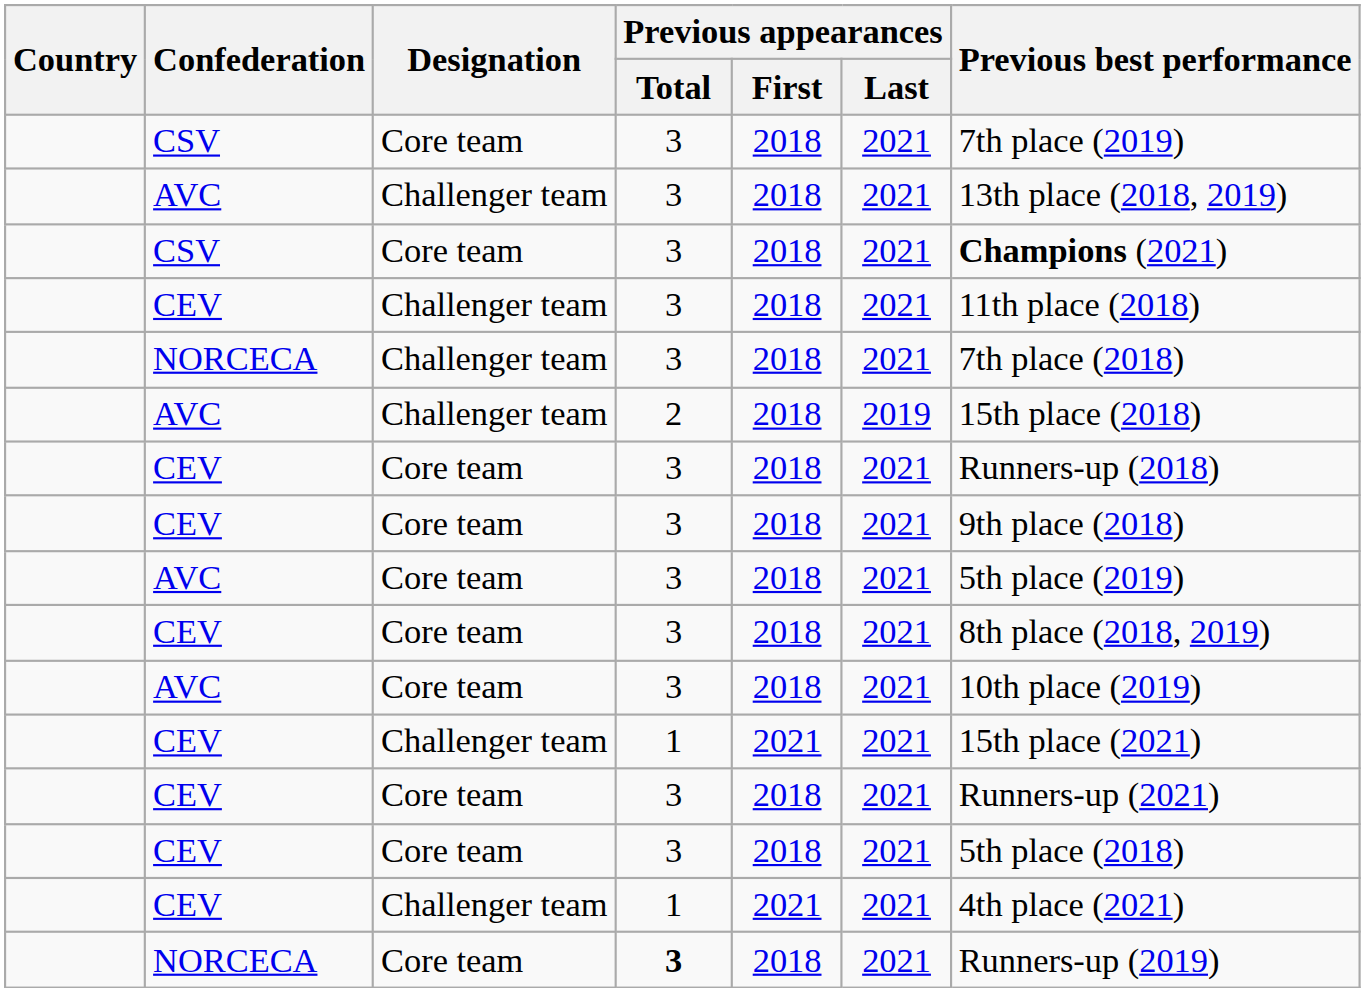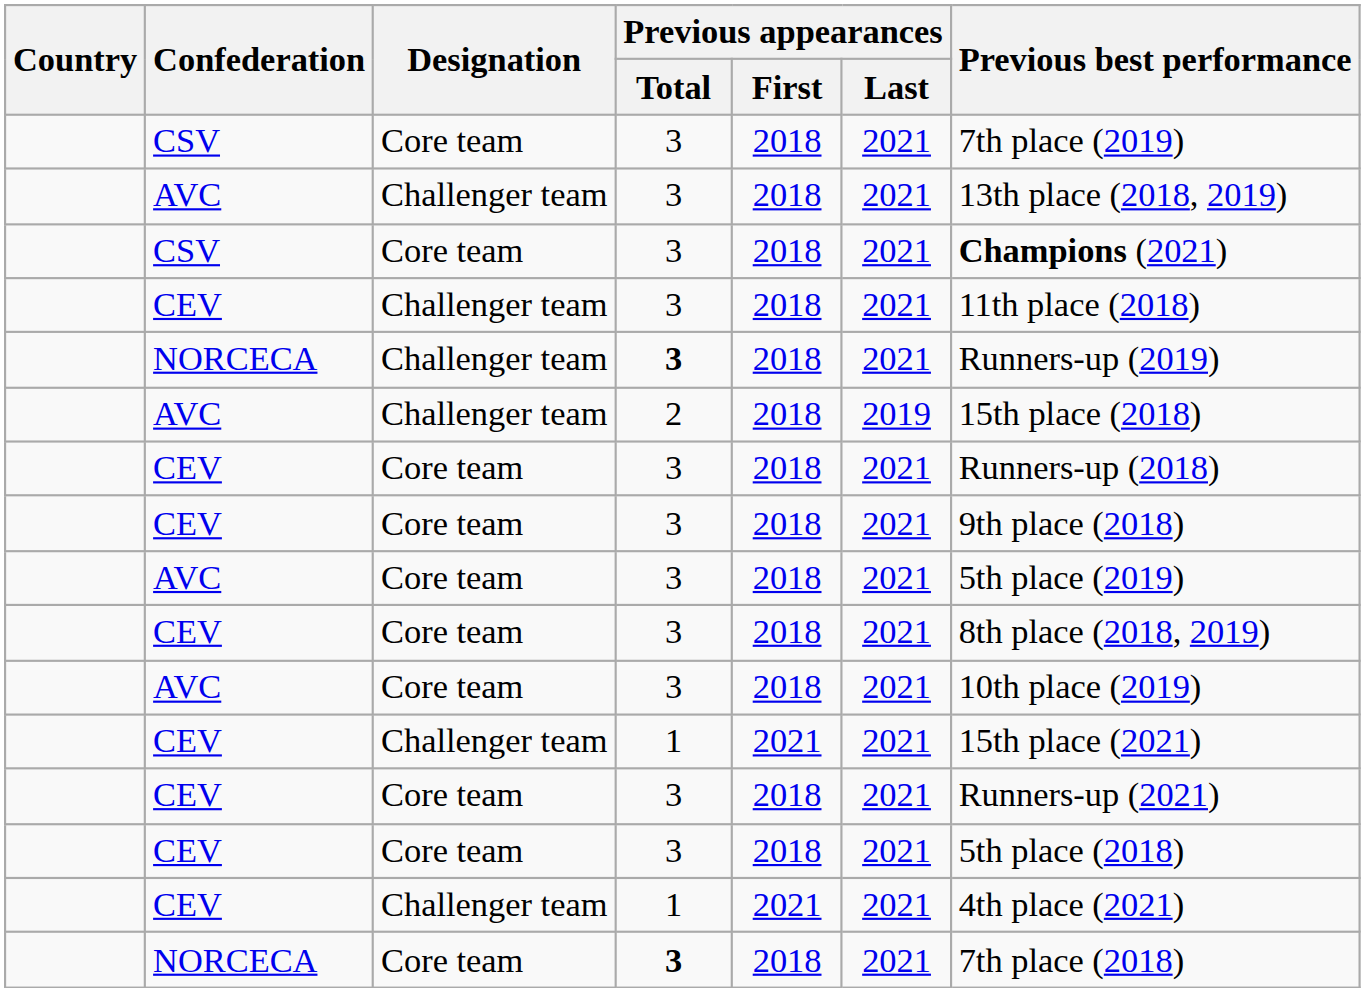(674, 359) normal -> (674, 359) bold
(1071, 359) 7th place (2018) -> (1089, 359) Runners-up (2019)
(1089, 959) Runners-up (2019) -> (1071, 959) 7th place (2018)
